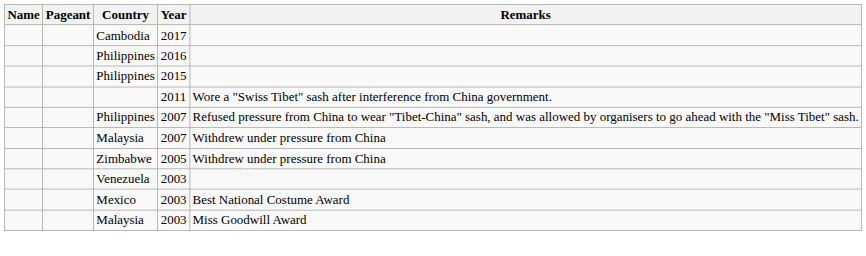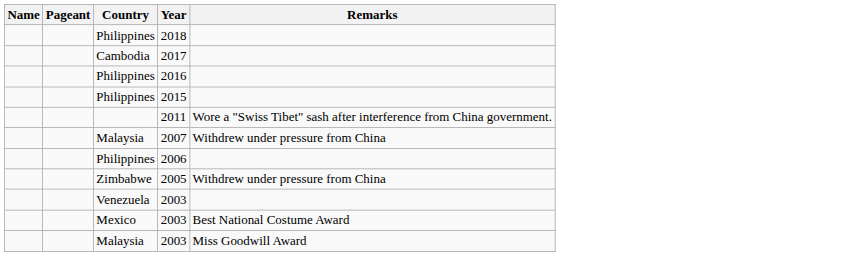+ row: (126, 35)
- row: (126, 117)
+ row: (126, 158)
